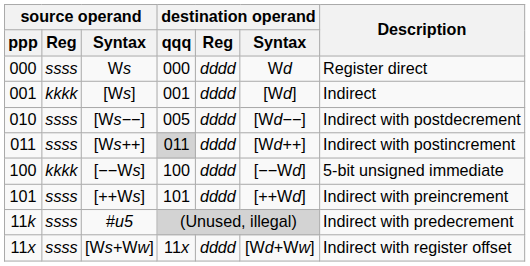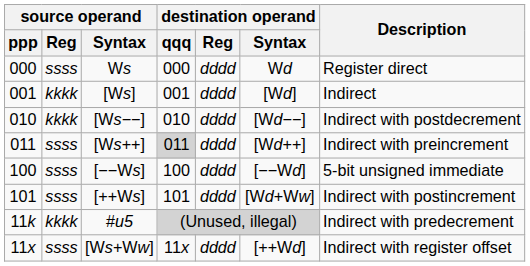(61, 119) ssss -> (61, 119) kkkk
(177, 119) 005 -> (177, 119) 010
(419, 145) Indirect with postincrement -> (416, 145) Indirect with preincrement
(61, 171) kkkk -> (61, 171) ssss
(280, 196) [++Wd] -> (280, 196) [Wd+Ww]
(416, 196) Indirect with preincrement -> (419, 196) Indirect with postincrement
(61, 222) ssss -> (61, 222) kkkk
(280, 247) [Wd+Ww] -> (280, 247) [++Wd]
